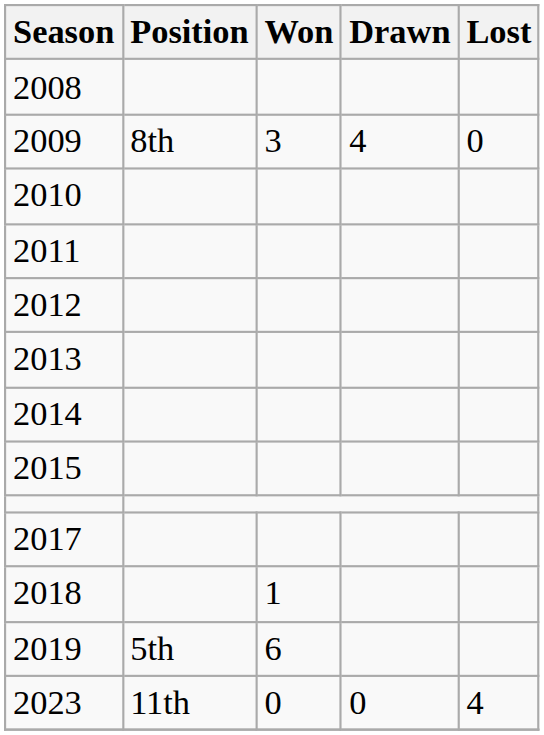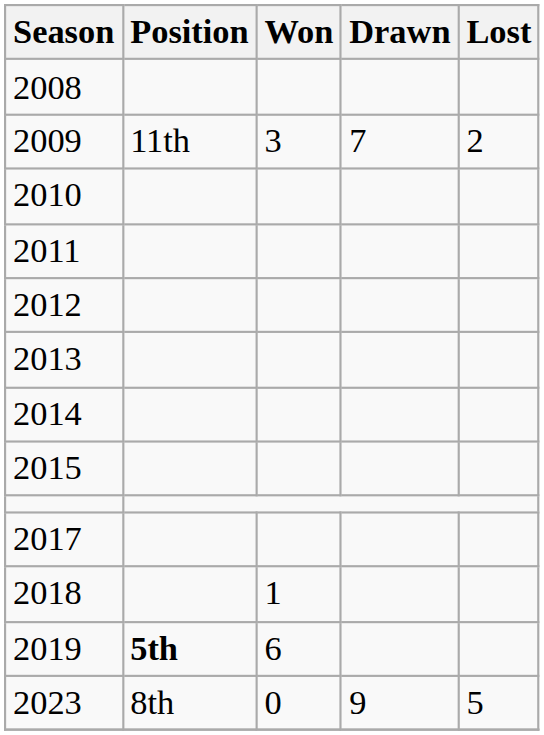(152, 140) 8th -> (160, 140) 11th
(358, 140) 4 -> (358, 140) 7
(475, 140) 0 -> (475, 140) 2
(152, 647) normal -> (154, 647) bold
(160, 702) 11th -> (152, 702) 8th
(358, 702) 0 -> (358, 702) 9
(475, 702) 4 -> (475, 702) 5
